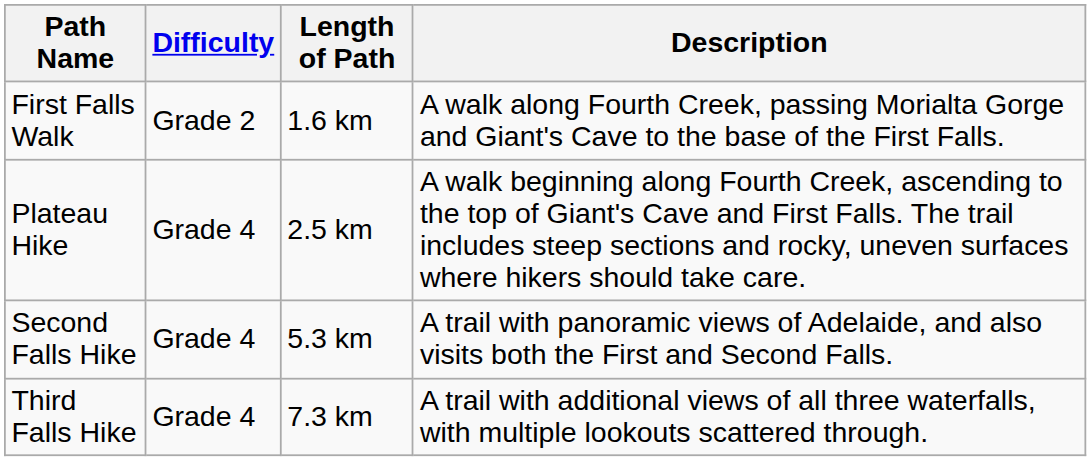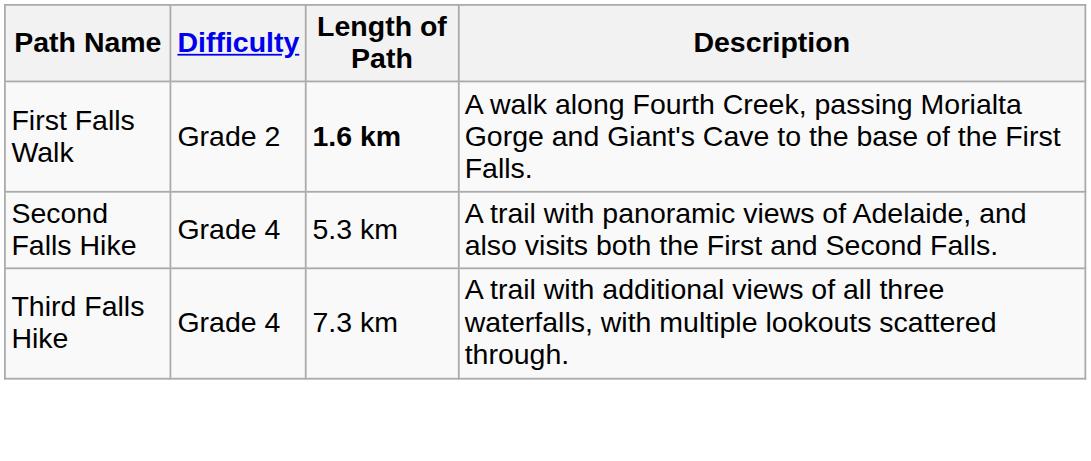(330, 120) normal -> (357, 136) bold
- row: (60, 229)
